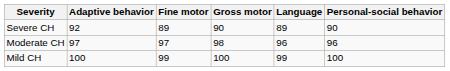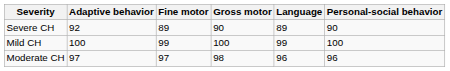rows swapped: (36, 43) <-> (24, 58)
